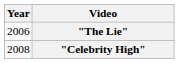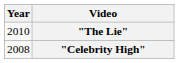(18, 31) 2006 -> (18, 31) 2010
